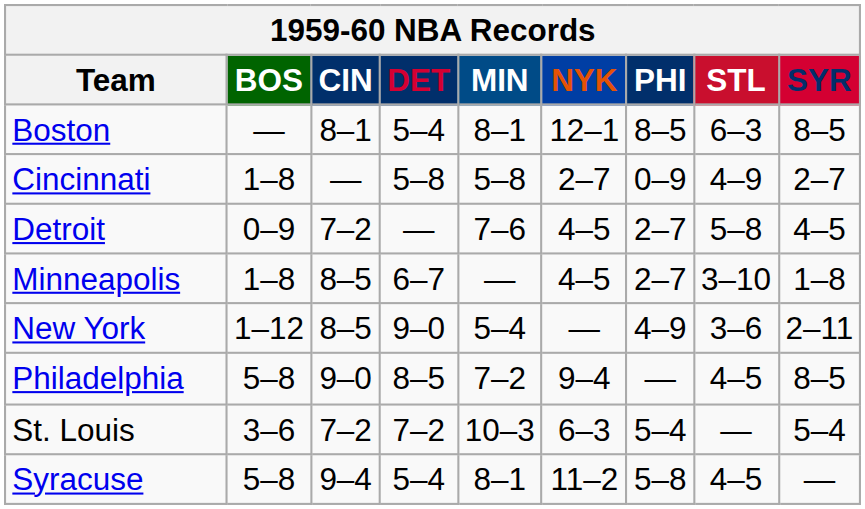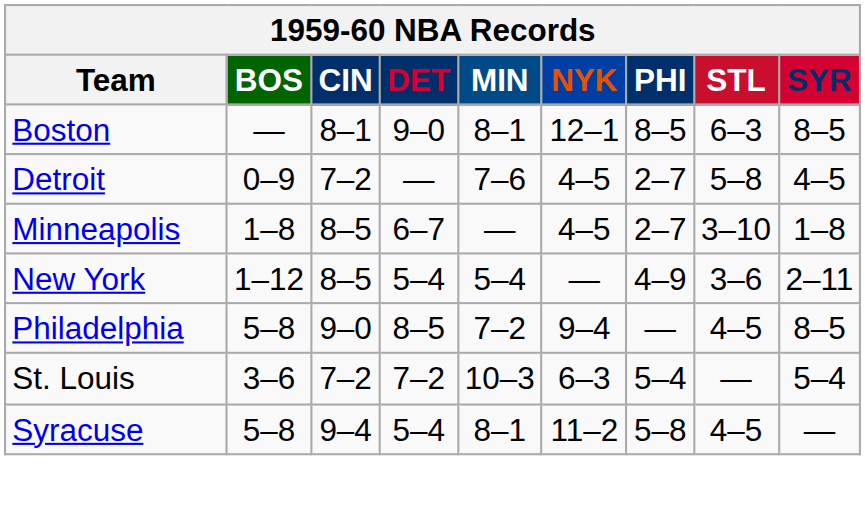(419, 130) 5–4 -> (419, 130) 9–0
- row: (81, 180)
(419, 329) 9–0 -> (419, 279) 5–4
